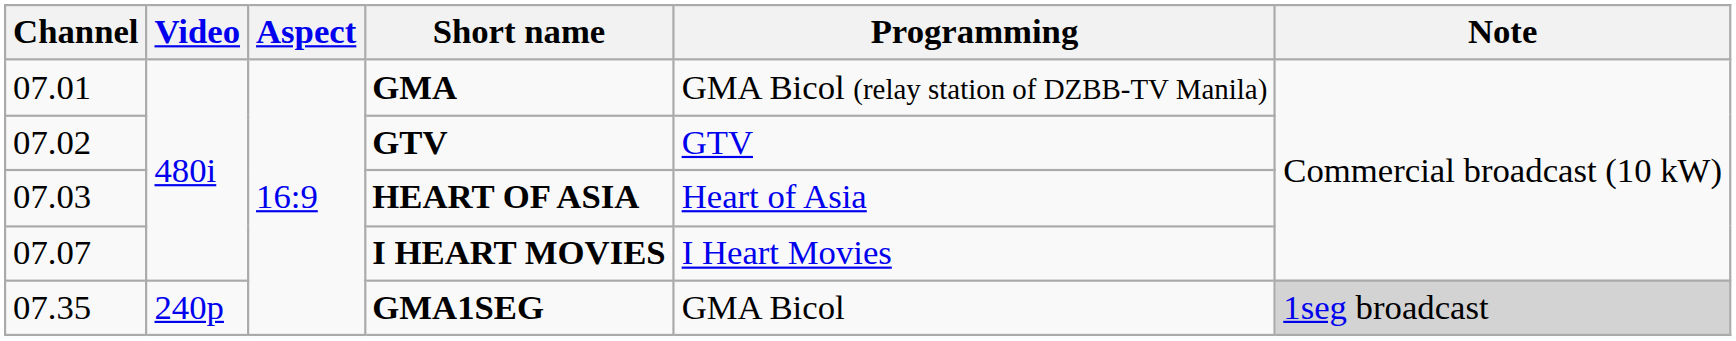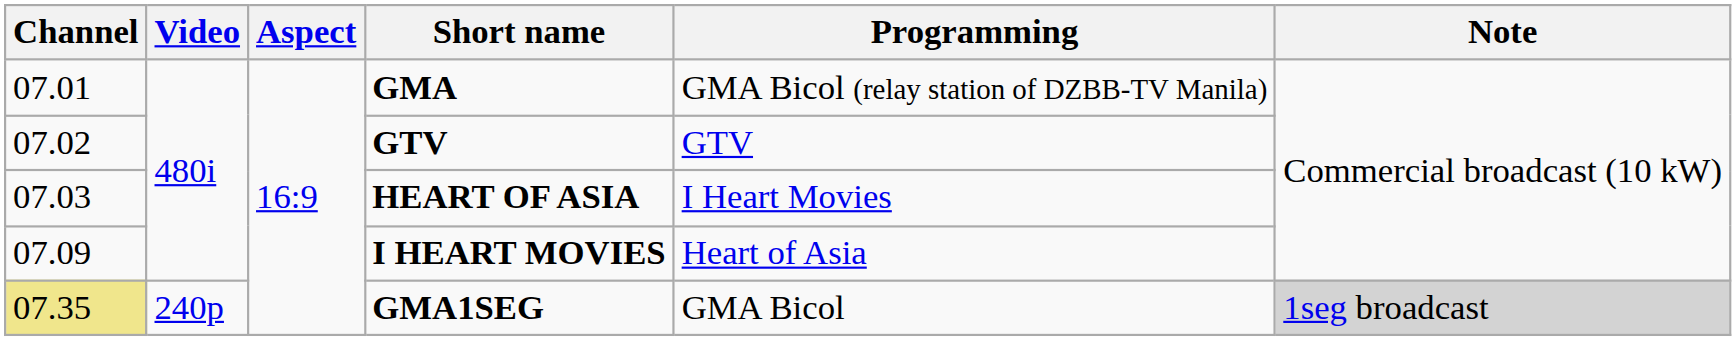(774, 197) Heart of Asia -> (787, 197) I Heart Movies
(52, 252) 07.07 -> (52, 252) 07.09
(787, 252) I Heart Movies -> (774, 252) Heart of Asia
(52, 307) no background -> (52, 307) khaki background
